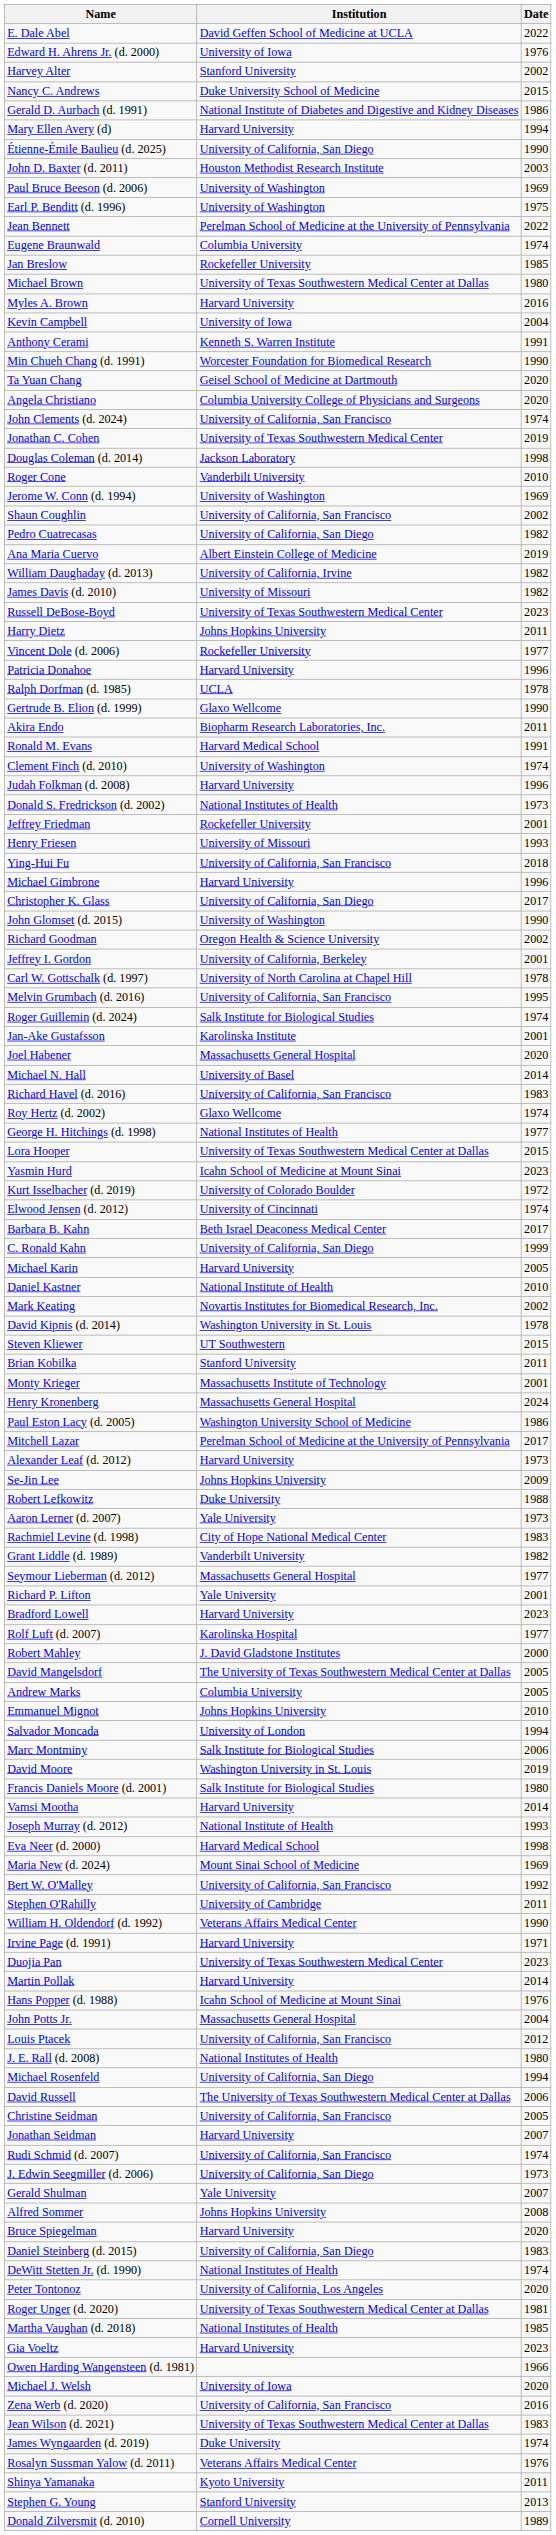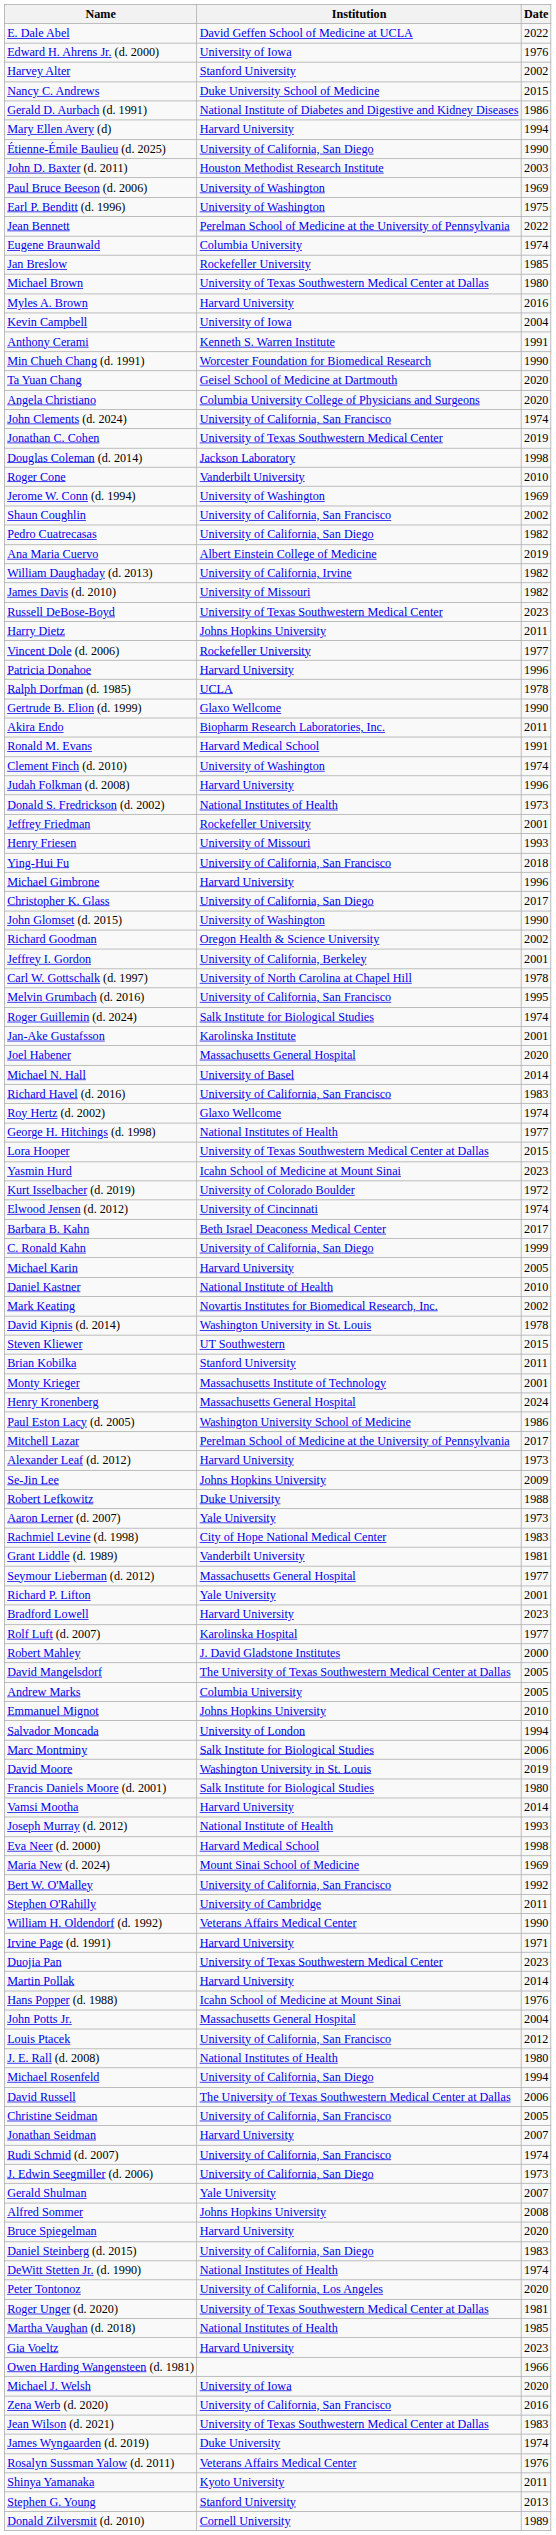(536, 1556) 1982 -> (536, 1556) 1981
